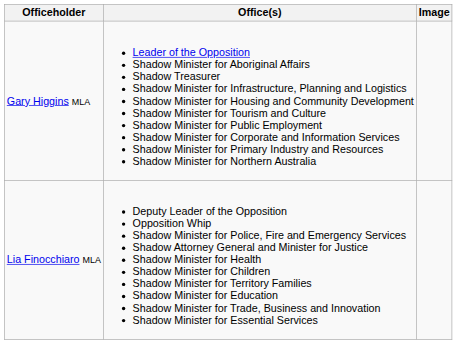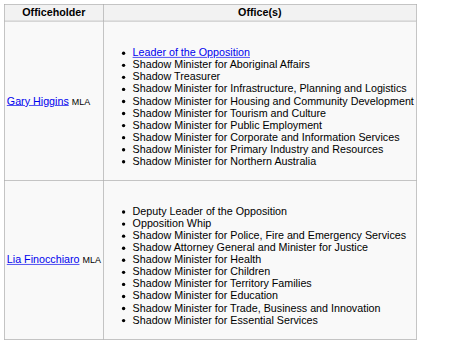- column: (434, 13)
